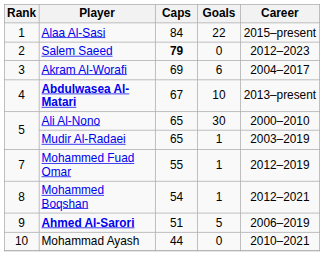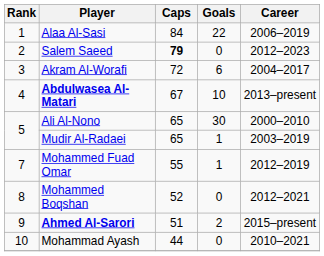(280, 32) 2015–present -> (280, 32) 2006–2019
(176, 70) 69 -> (176, 70) 72
(176, 197) 54 -> (176, 197) 52
(219, 197) 1 -> (219, 197) 0
(219, 222) 5 -> (219, 222) 2
(280, 222) 2006–2019 -> (280, 222) 2015–present
